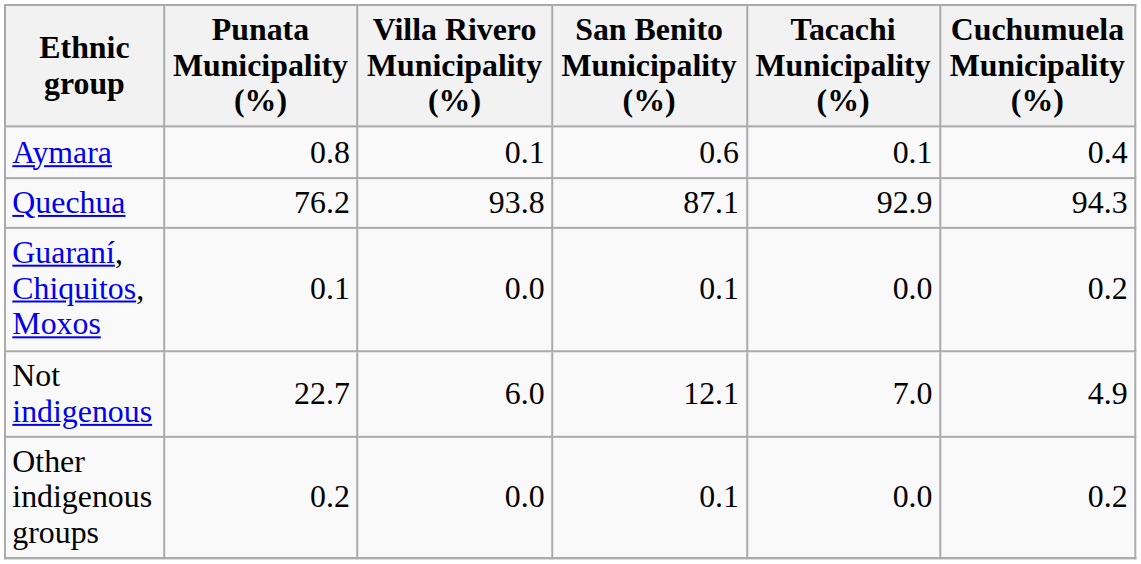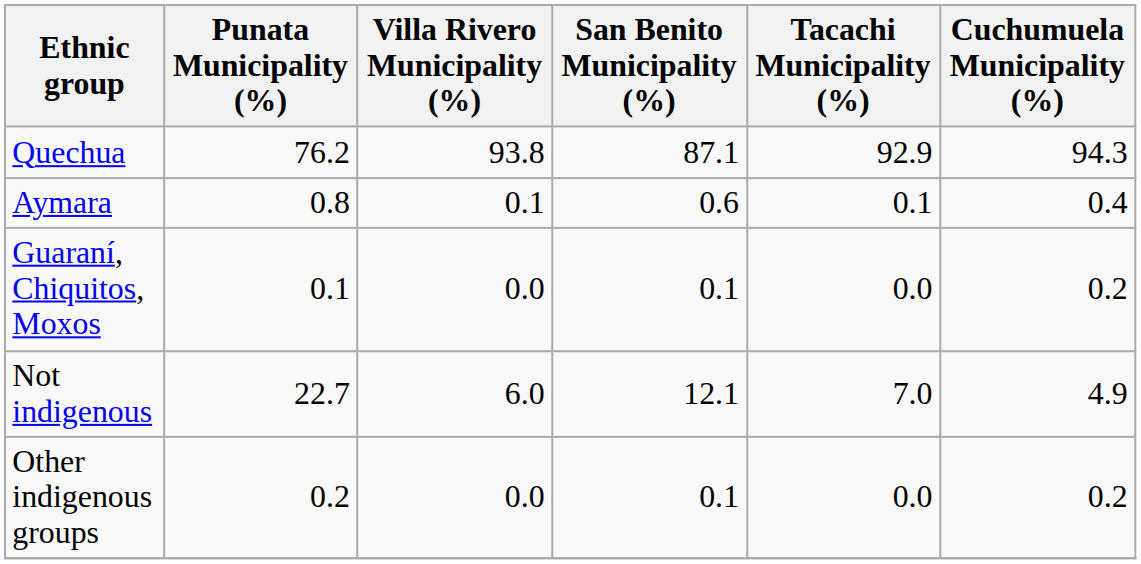rows swapped: (69, 202) <-> (62, 151)
